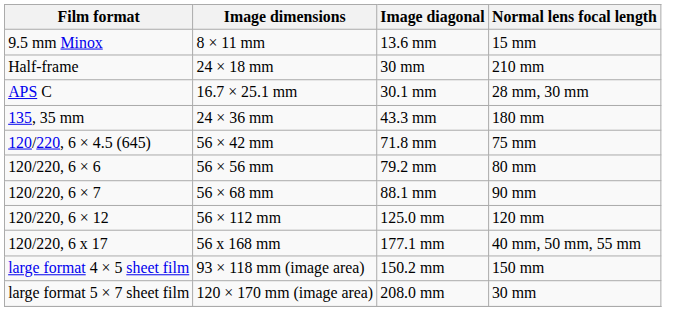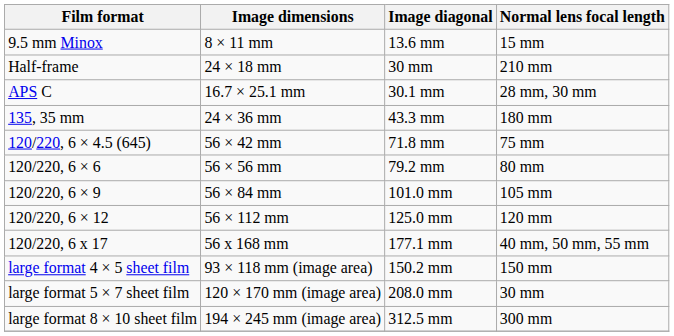- row: (54, 192)
+ row: (54, 192)
+ row: (103, 318)
